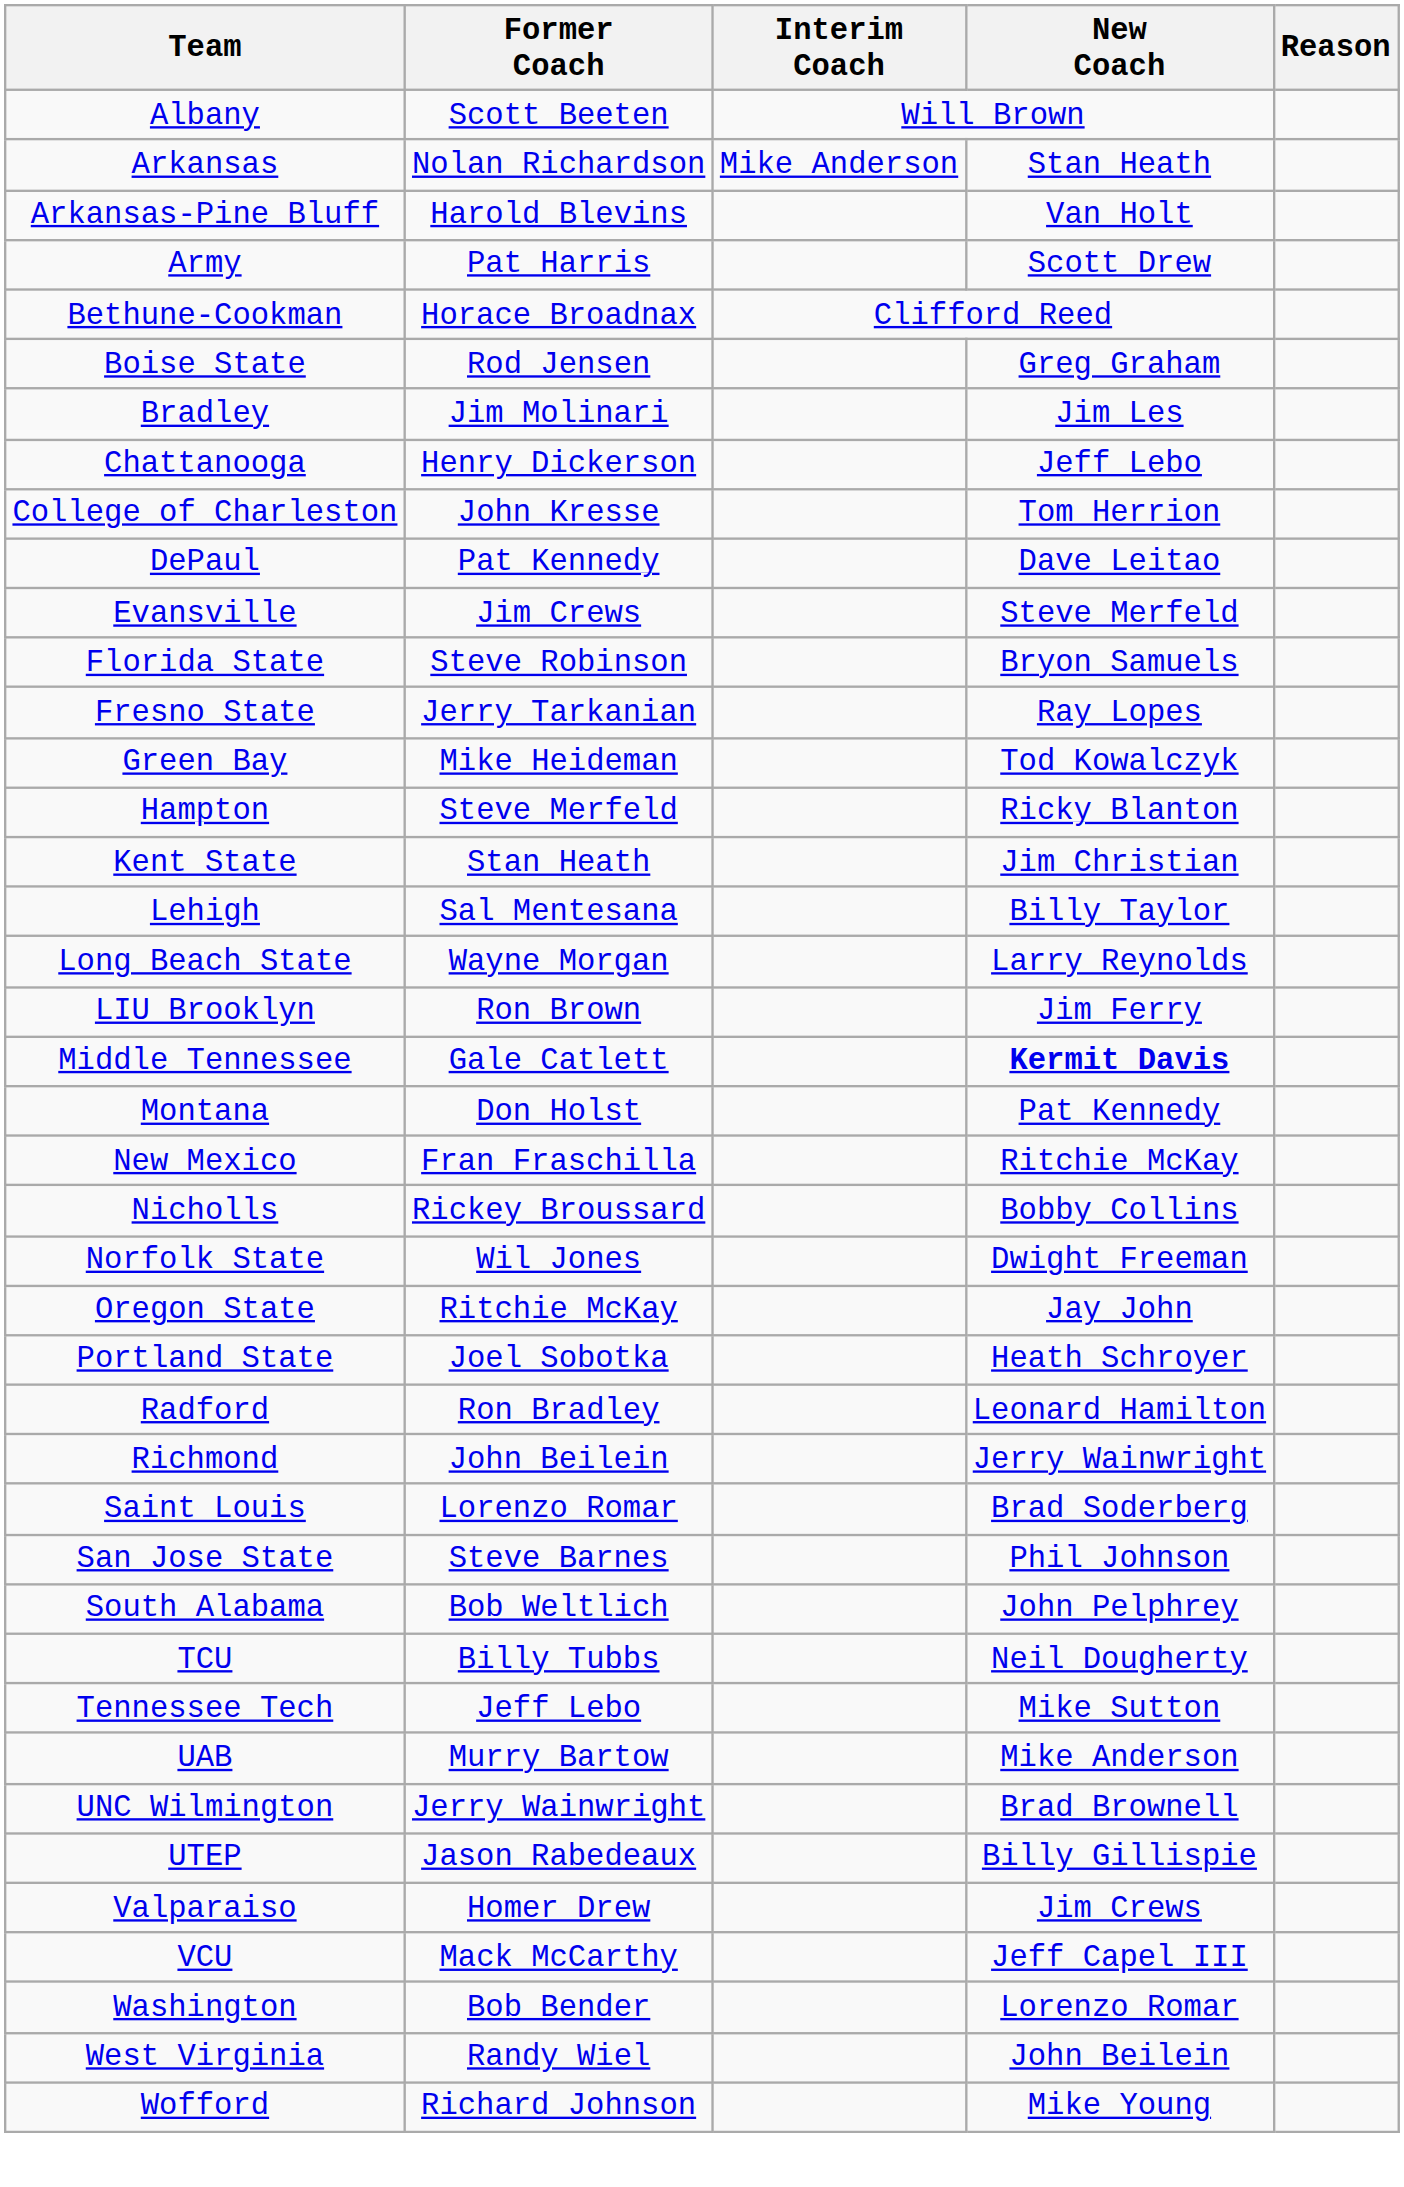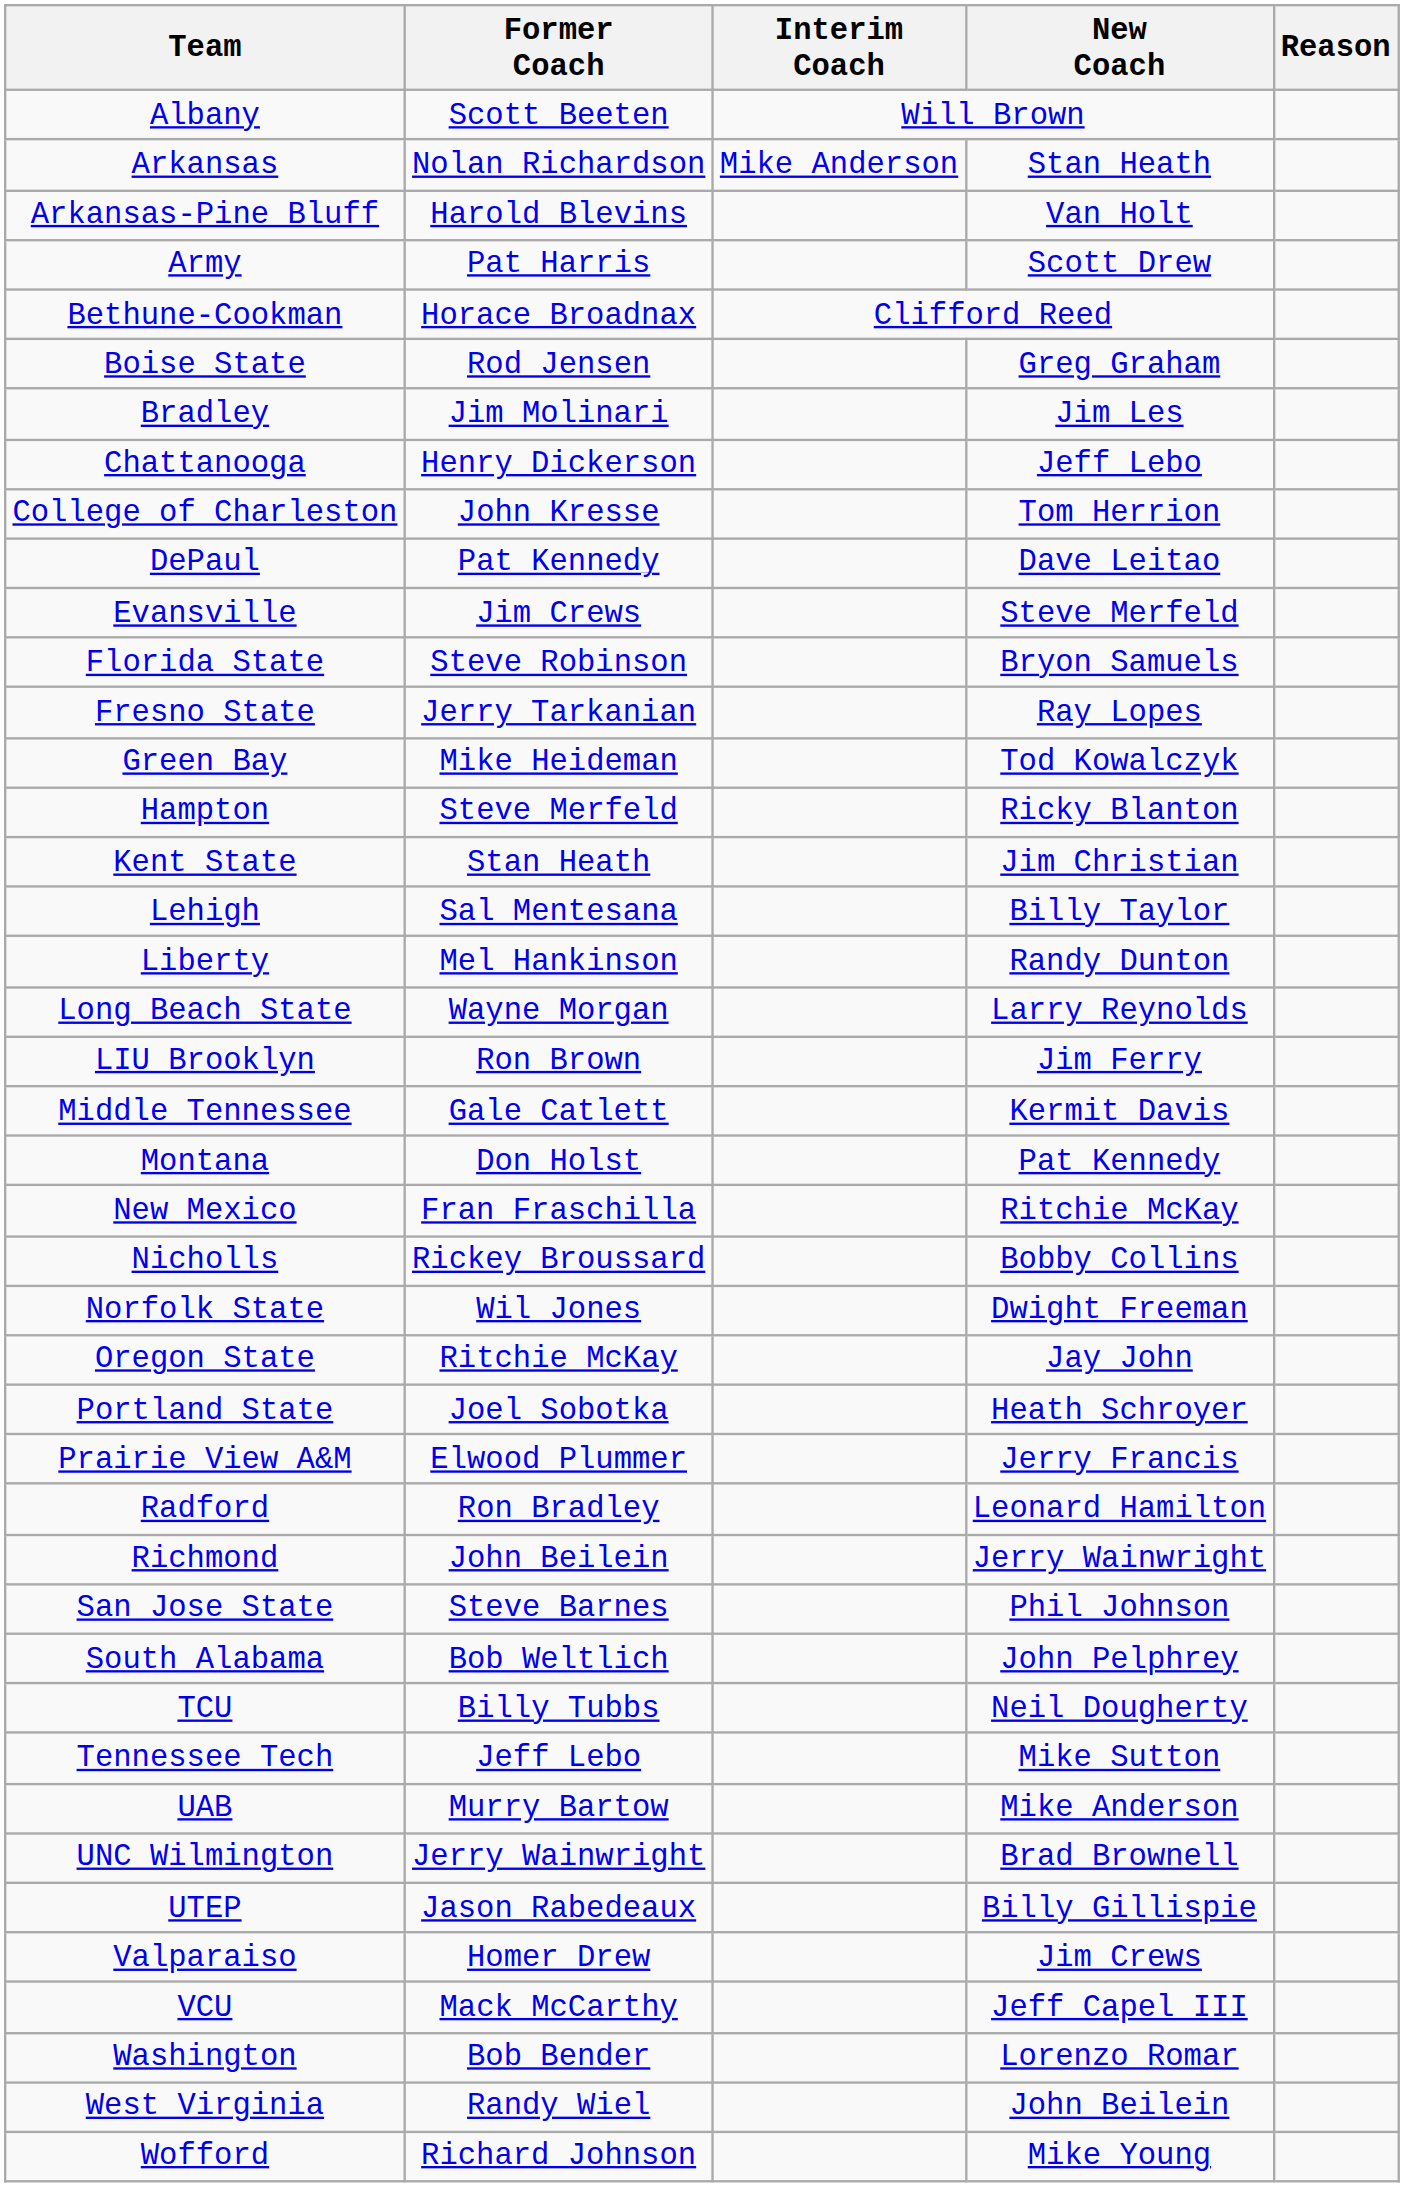+ row: (205, 962)
(1119, 1061) bold -> (1119, 1111) normal
+ row: (205, 1459)
- row: (205, 1509)
